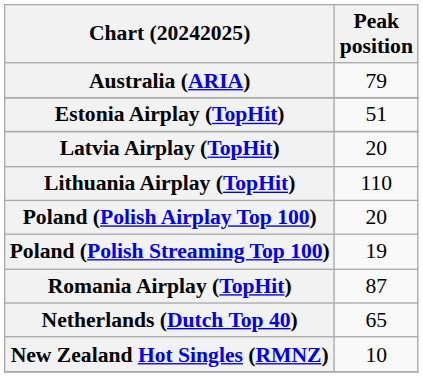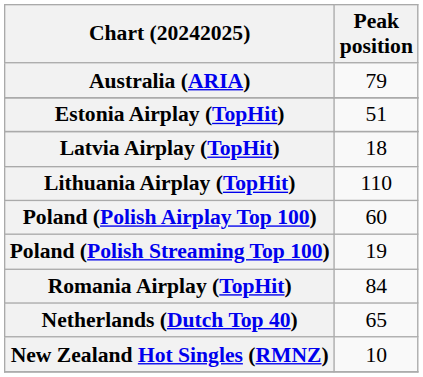(376, 148) 20 -> (376, 148) 18
(376, 217) 20 -> (376, 217) 60
(376, 285) 87 -> (376, 285) 84
